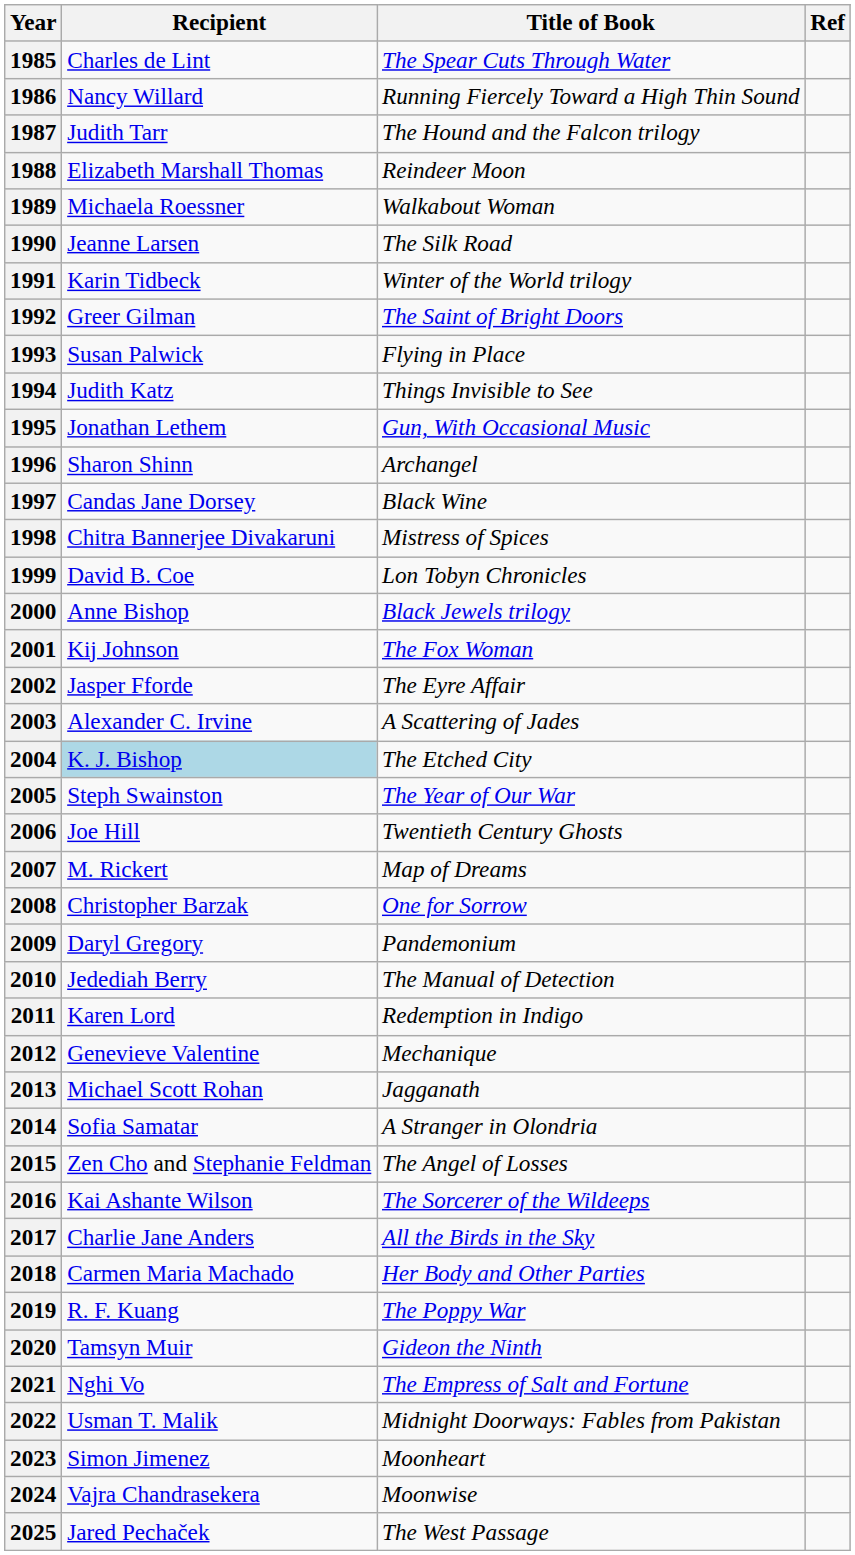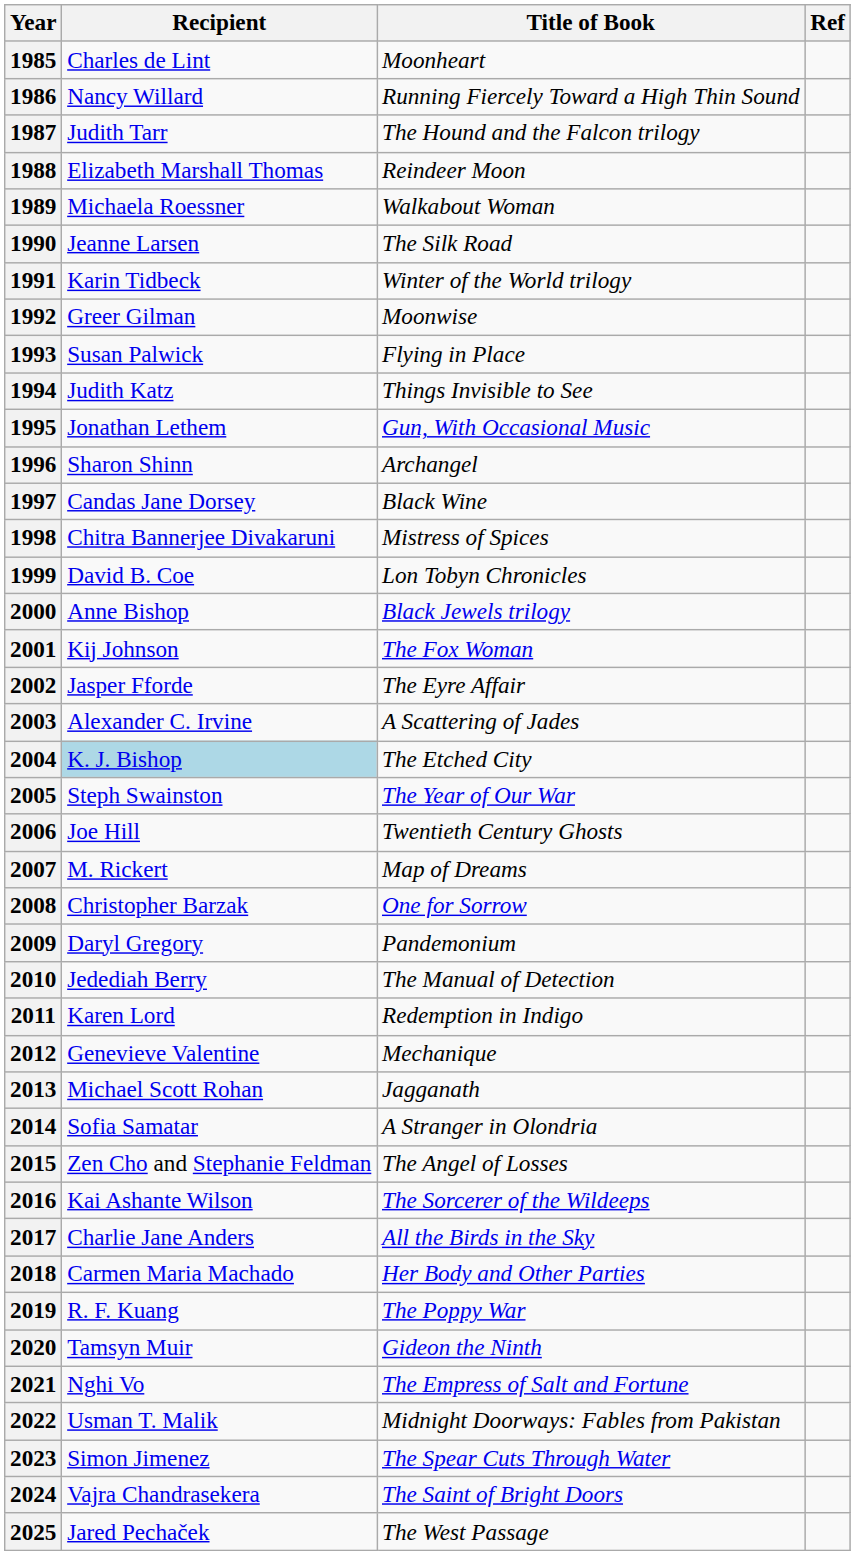(526, 59) The Spear Cuts Through Water -> (434, 59) Moonheart
(503, 317) The Saint of Bright Doors -> (430, 317) Moonwise
(434, 1457) Moonheart -> (526, 1457) The Spear Cuts Through Water
(430, 1494) Moonwise -> (503, 1494) The Saint of Bright Doors
